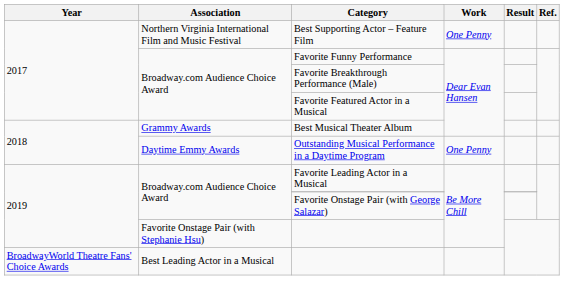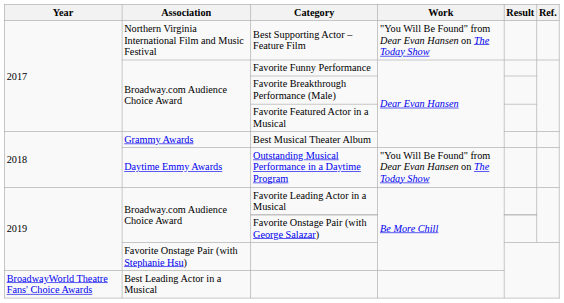(469, 34) One Penny -> (435, 40) "You Will Be Found" from Dear Evan Hansen on The Today Show
(469, 150) One Penny -> (435, 167) "You Will Be Found" from Dear Evan Hansen on The Today Show
